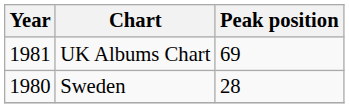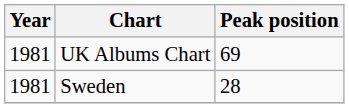(30, 86) 1980 -> (30, 86) 1981
